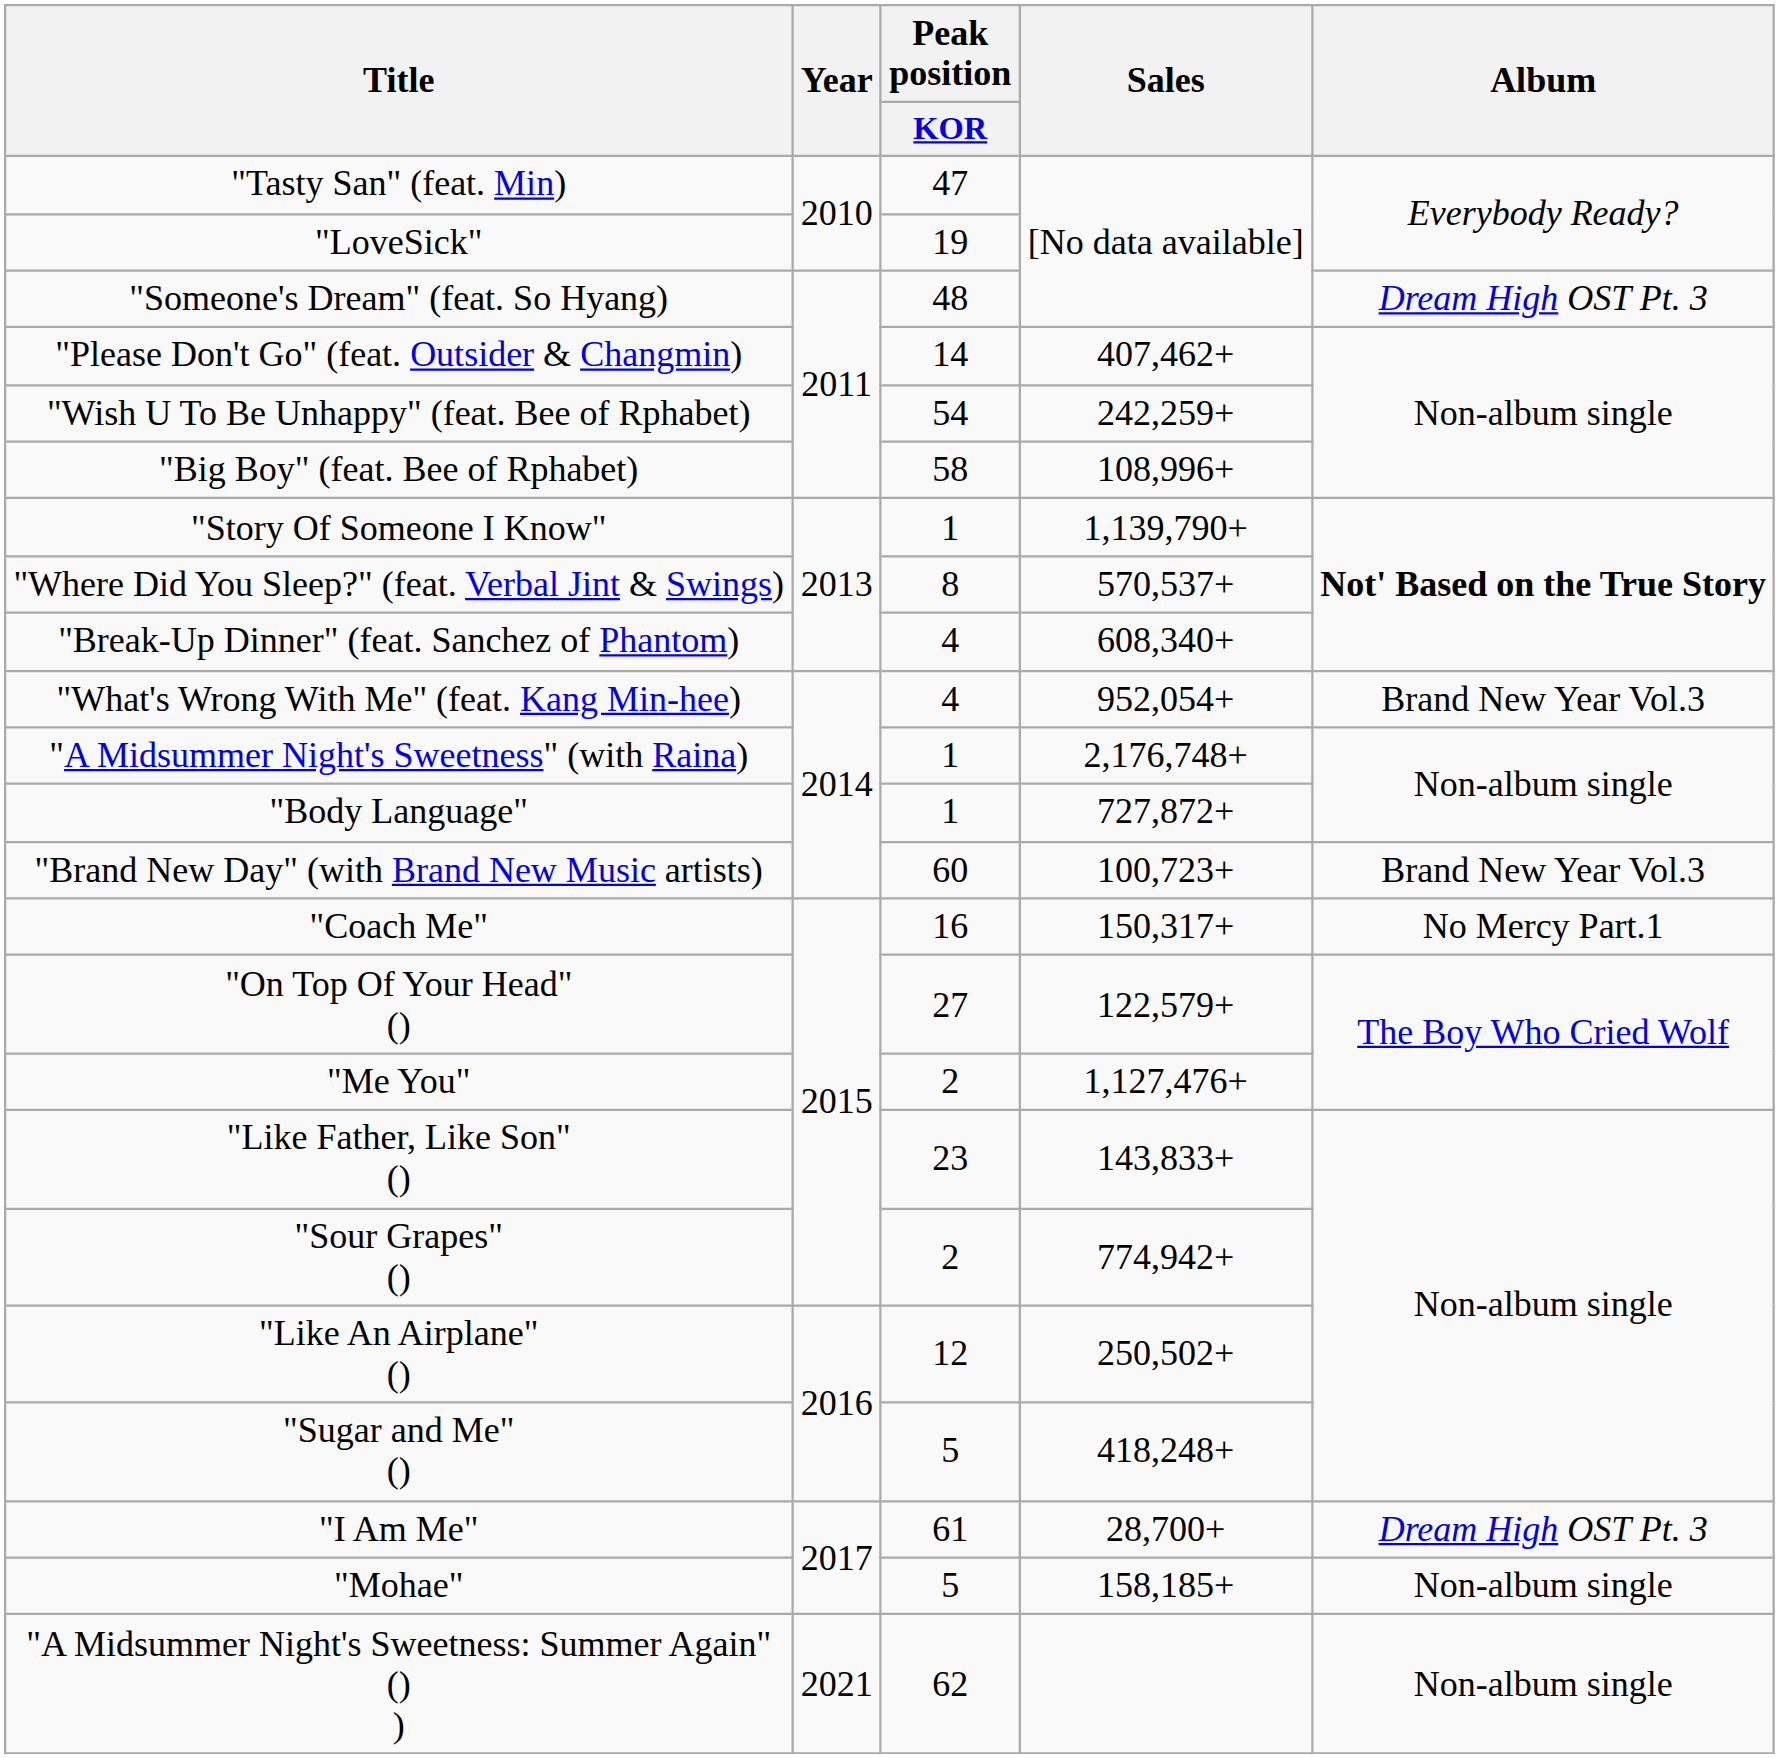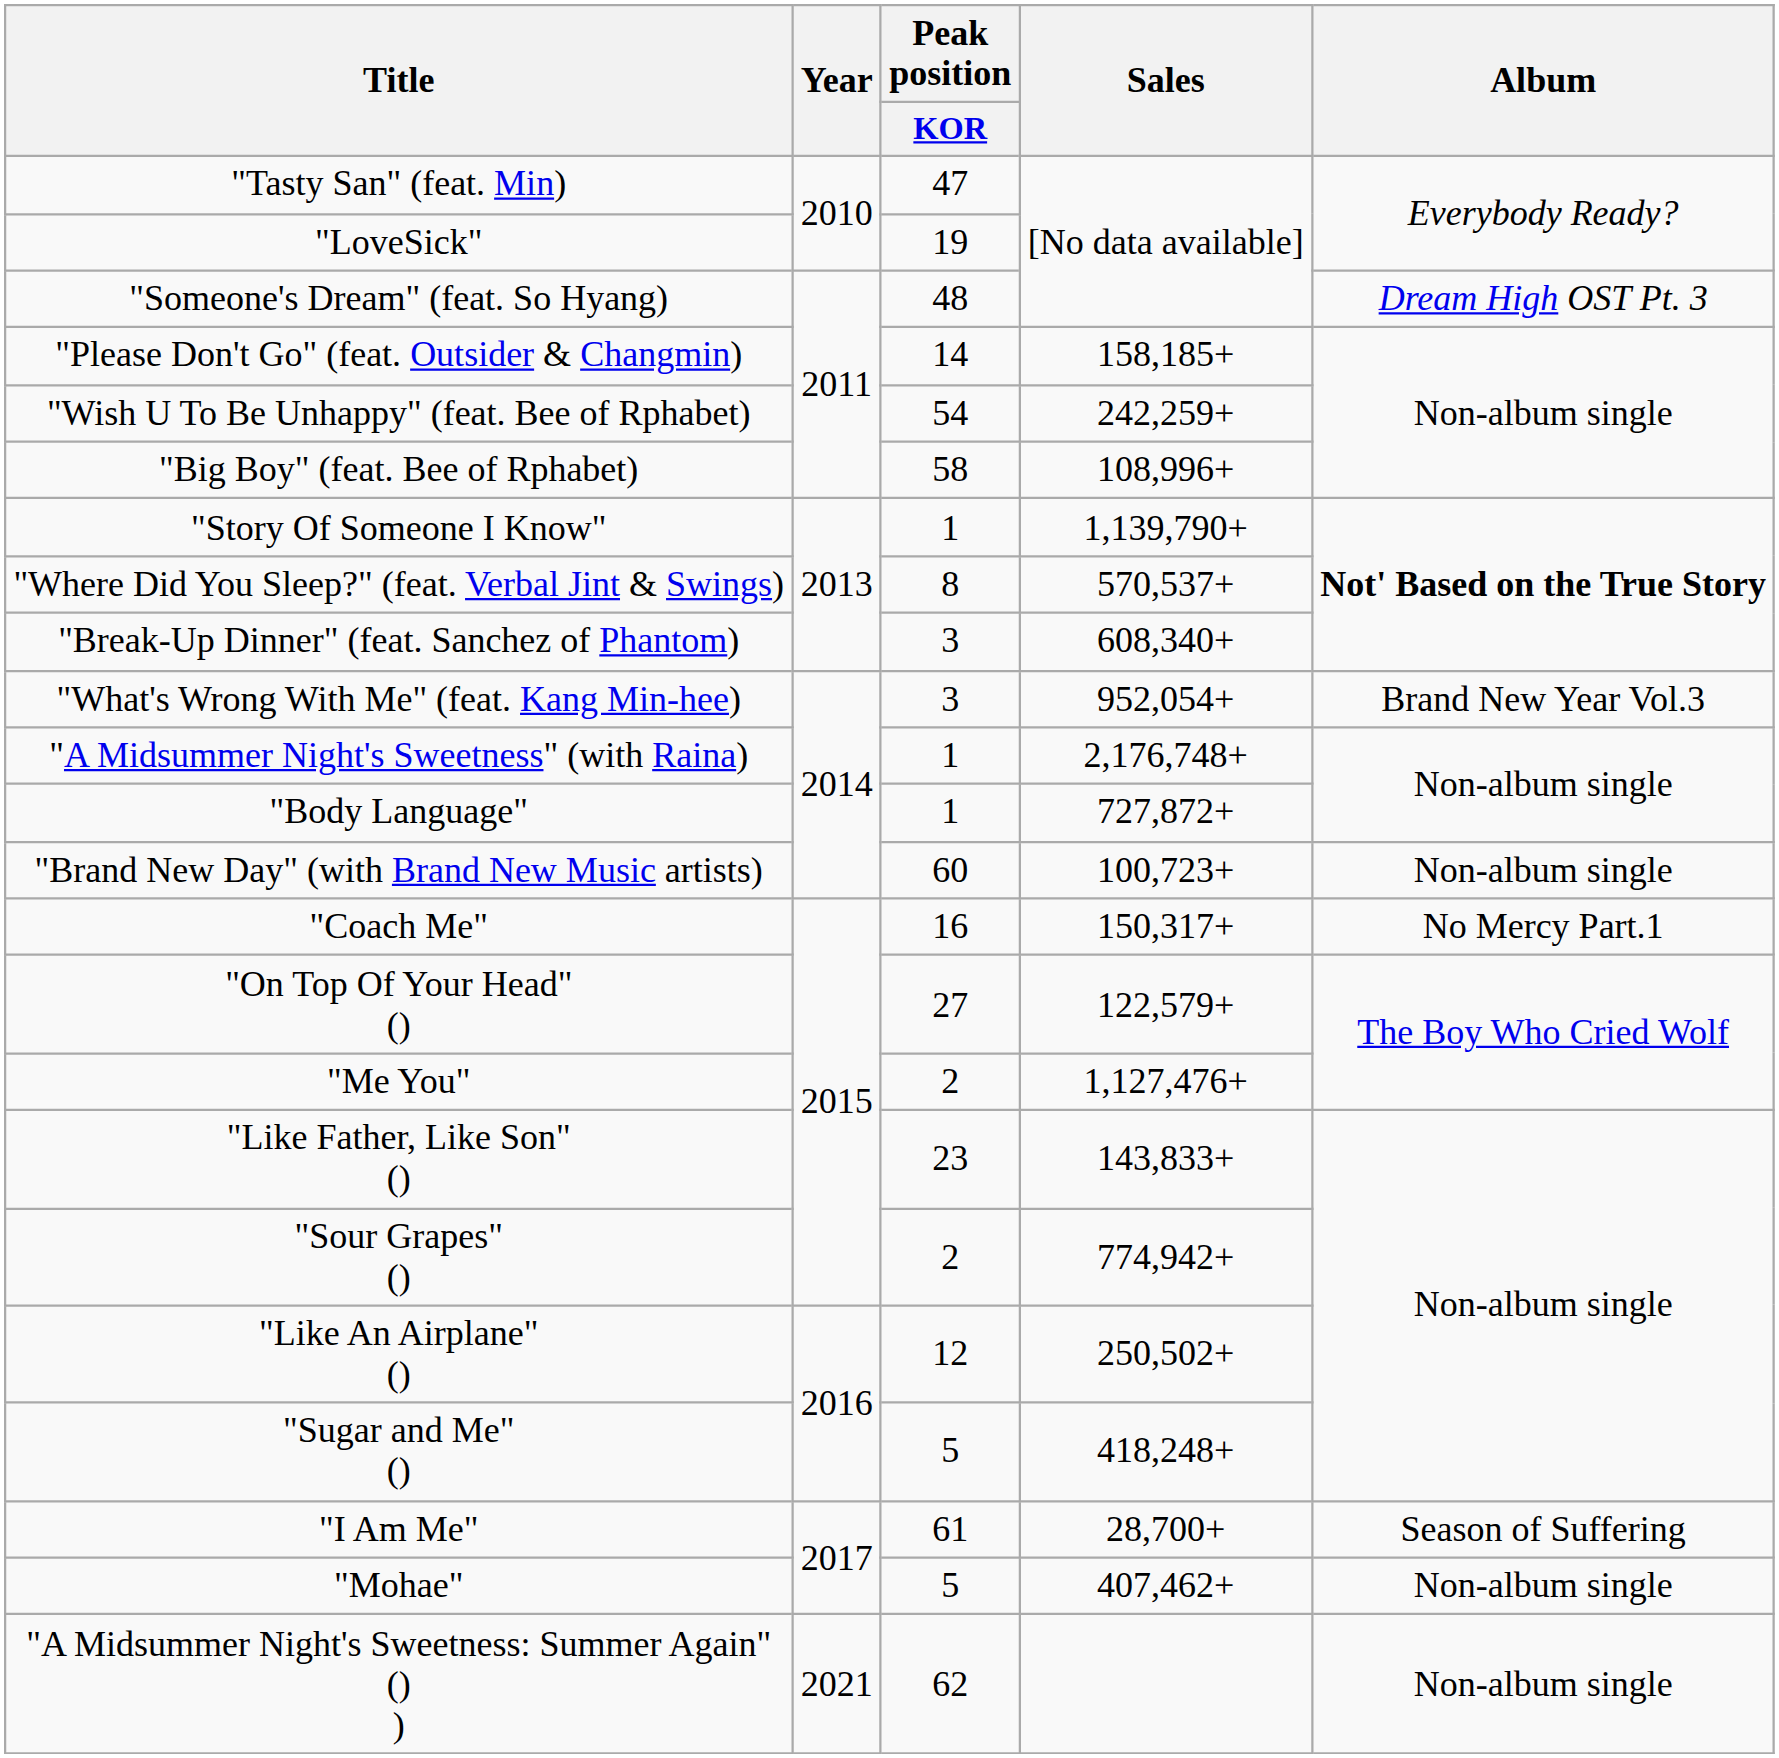(1166, 355) 407,462+ -> (1166, 355) 158,185+
(950, 640) 4 -> (950, 640) 3
(950, 697) 4 -> (950, 697) 3
(1543, 869) Brand New Year Vol.3 -> (1543, 869) Non-album single
(1543, 1528) Dream High OST Pt. 3 -> (1543, 1528) Season of Suffering
(1166, 1585) 158,185+ -> (1166, 1585) 407,462+
